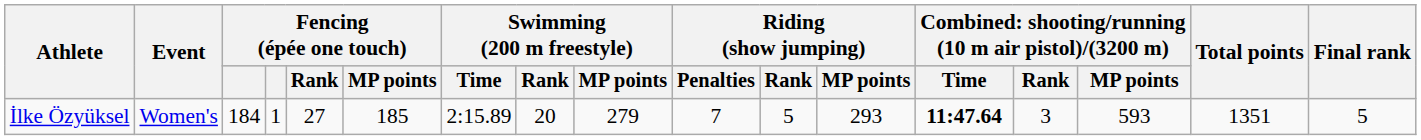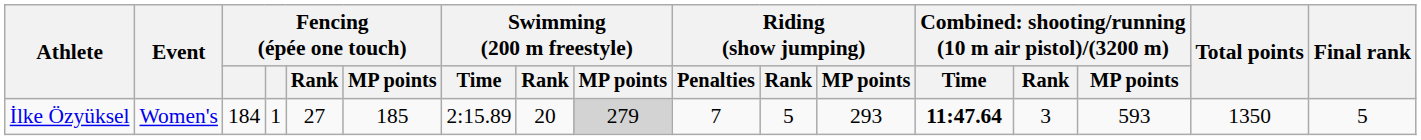(623, 116) no background -> (623, 116) lightgrey background
(1250, 116) 1351 -> (1250, 116) 1350
